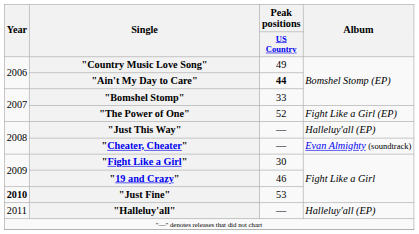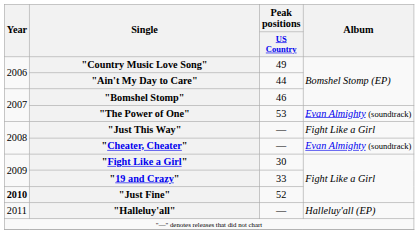(281, 81) bold -> (281, 81) normal
(281, 97) 33 -> (281, 97) 46
(281, 113) 52 -> (281, 113) 53
(351, 113) Fight Like a Girl (EP) -> (358, 113) Evan Almighty (soundtrack)
(340, 129) Halleluy'all (EP) -> (340, 129) Fight Like a Girl
(281, 178) 46 -> (281, 178) 33
(281, 194) 53 -> (281, 194) 52
